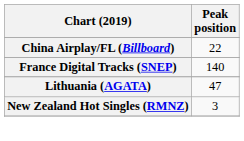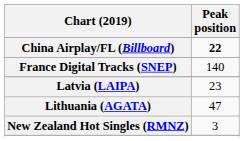(215, 47) normal -> (215, 47) bold
+ row: (98, 86)
